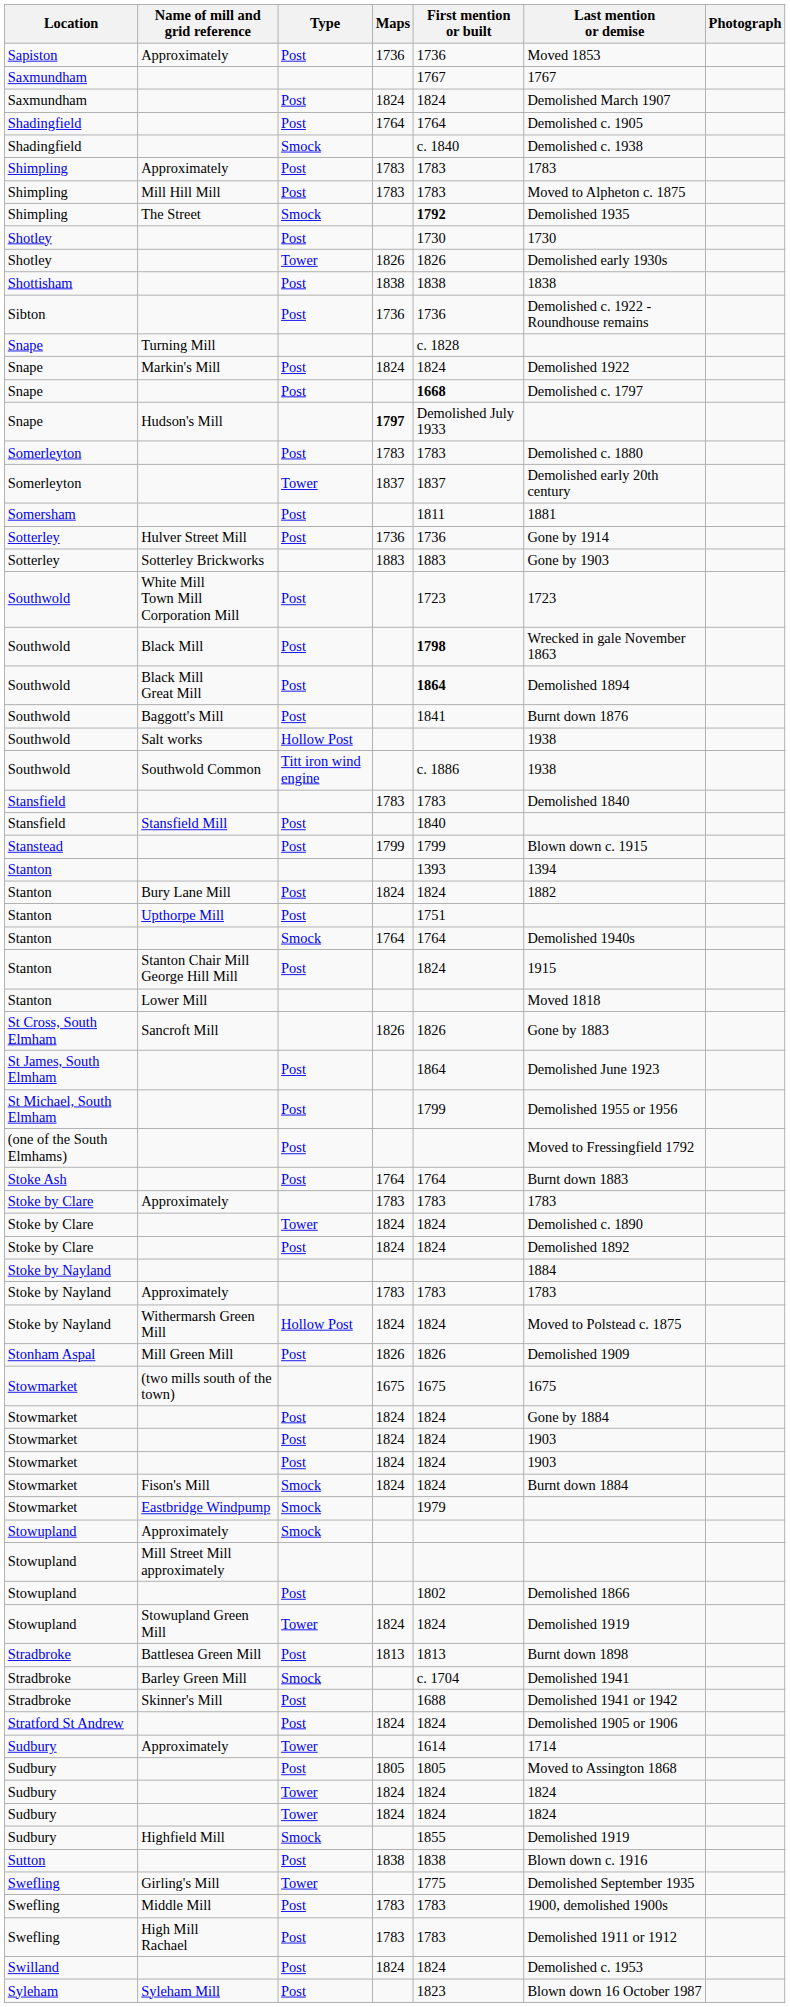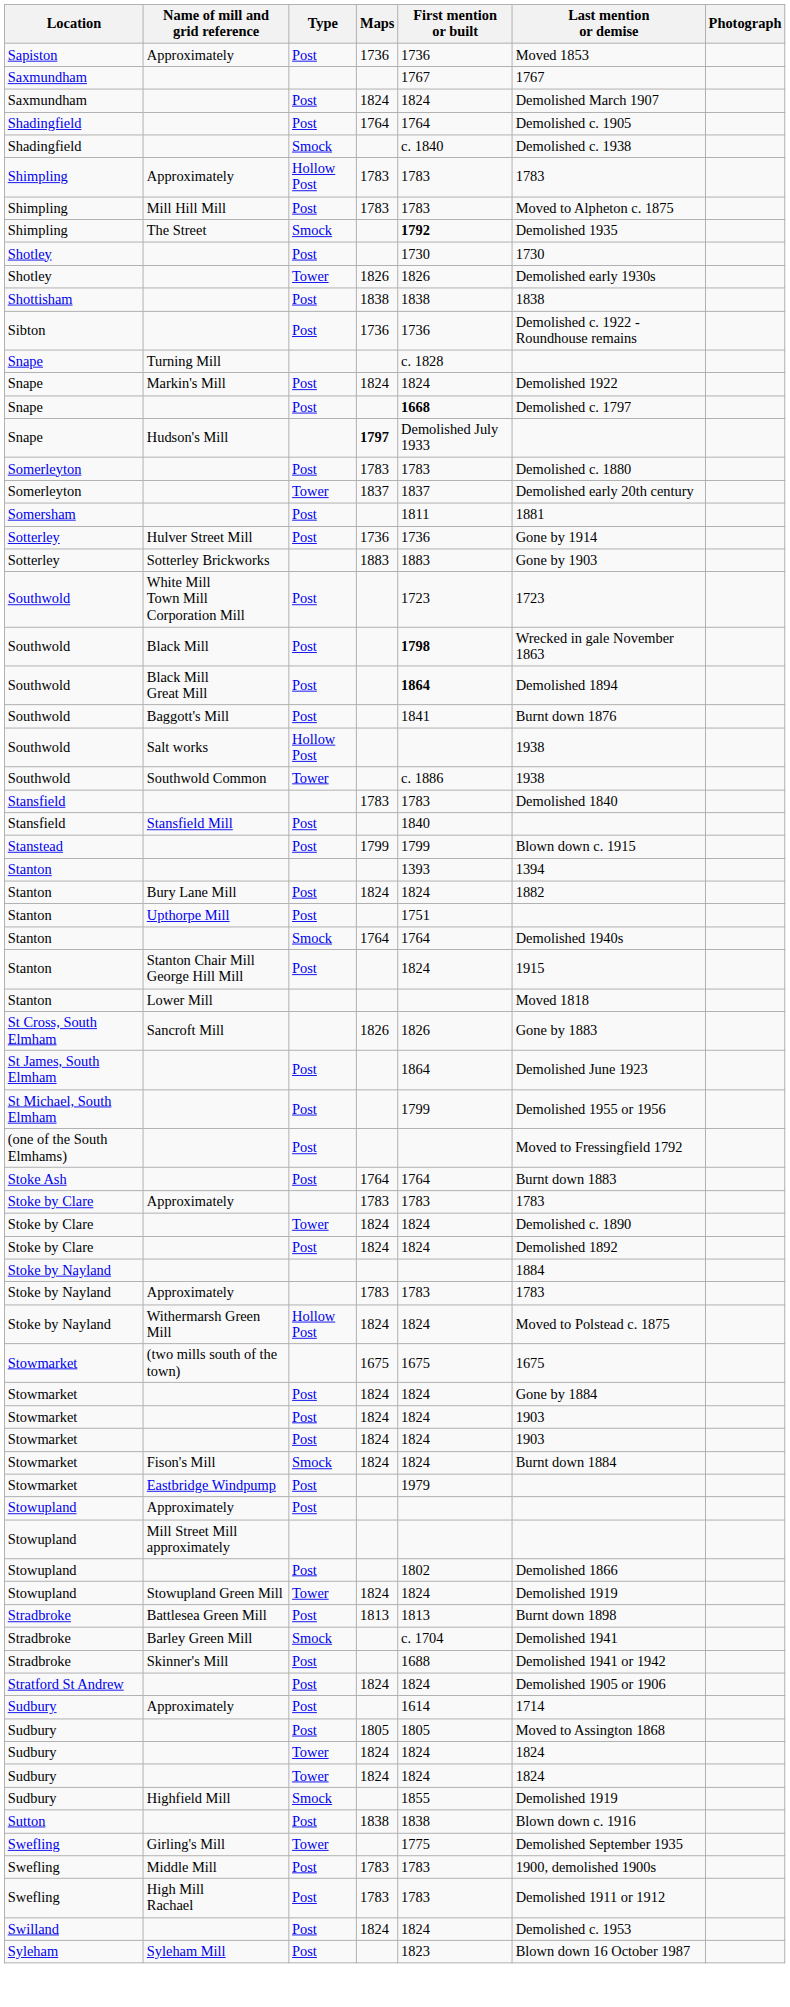(293, 169) Post -> (314, 177) Hollow Post
(321, 770) Titt iron wind engine -> (310, 778) Tower
- row: (52, 1355)
(301, 1508) Smock -> (304, 1485) Post
(301, 1531) Smock -> (304, 1508) Post
(299, 1746) Tower -> (304, 1707) Post
